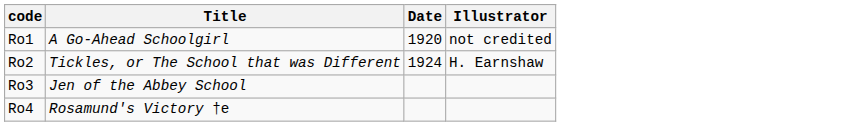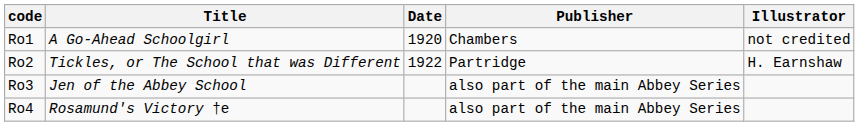+ column: (595, 16)
(425, 63) 1924 -> (425, 63) 1922
